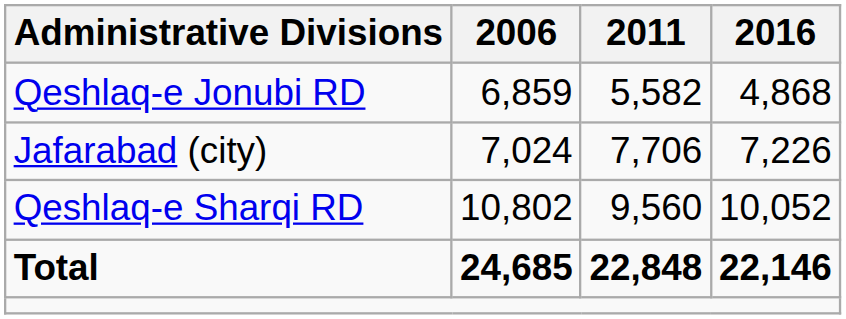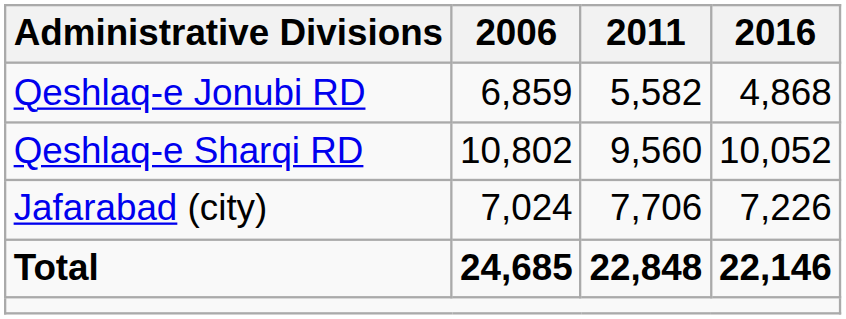rows swapped: (189, 208) <-> (140, 150)
